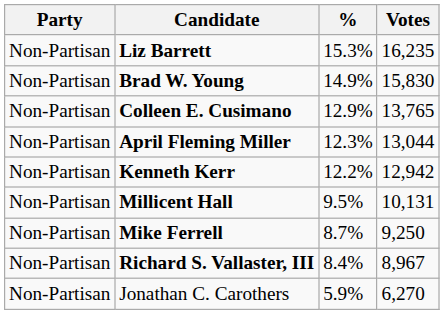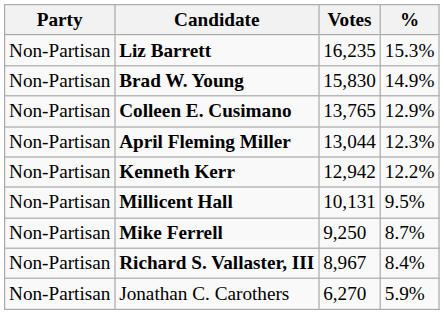columns swapped: (408, 19) <-> (348, 19)
